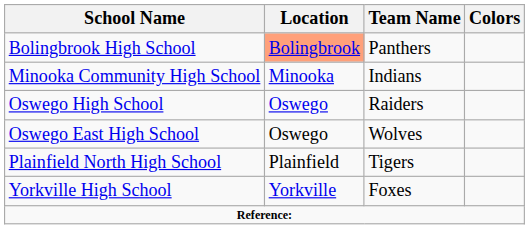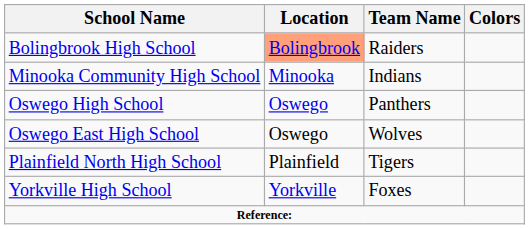(400, 47) Panthers -> (396, 47) Raiders
(396, 104) Raiders -> (400, 104) Panthers
